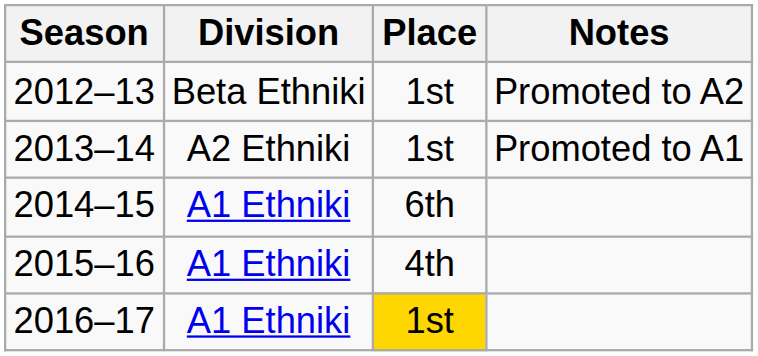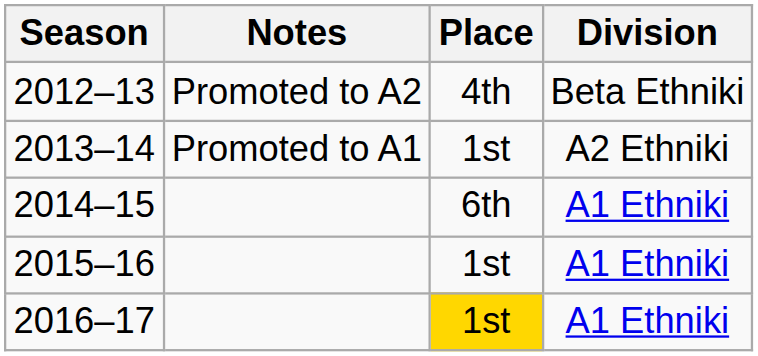columns swapped: (269, 33) <-> (619, 33)
(430, 90) 1st -> (486, 90) 4th
(430, 263) 4th -> (486, 263) 1st
